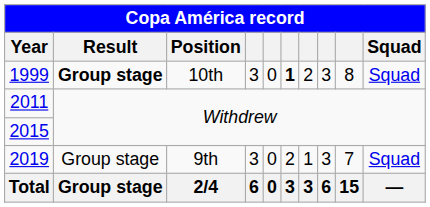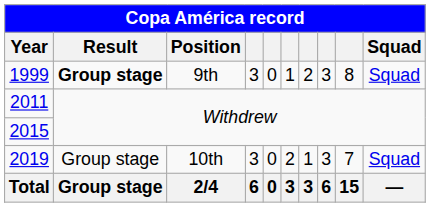(206, 74) 10th -> (206, 74) 9th
(290, 74) bold -> (290, 74) normal
(206, 159) 9th -> (206, 159) 10th
